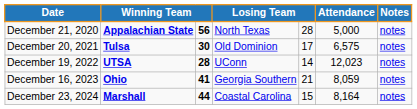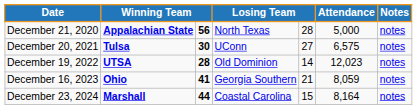(246, 47) Old Dominion -> (231, 47) UConn
(307, 47) 17 -> (307, 47) 27
(231, 63) UConn -> (246, 63) Old Dominion
